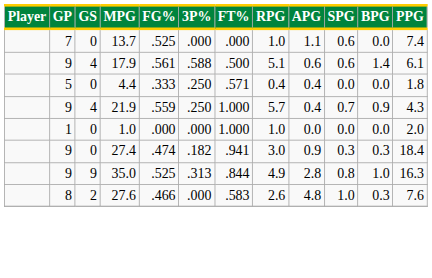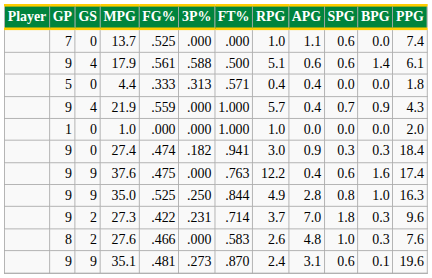(199, 85) .250 -> (199, 85) .313
(199, 107) .250 -> (199, 107) .000
+ row: (124, 173)
(199, 173) .313 -> (199, 195) .250
+ row: (124, 217)
+ row: (124, 261)
